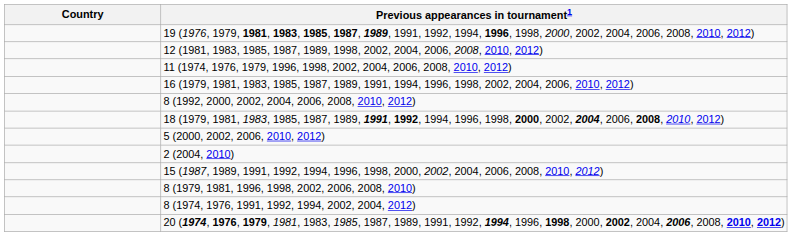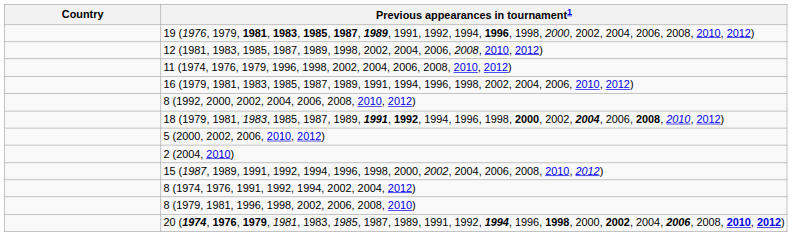rows swapped: (290, 188) <-> (290, 205)
